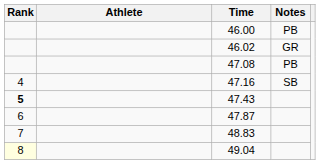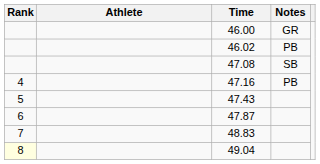(290, 30) PB -> (290, 30) GR
(290, 47) GR -> (290, 47) PB
(290, 64) PB -> (290, 64) SB
(290, 82) SB -> (290, 82) PB
(20, 99) bold -> (20, 99) normal
